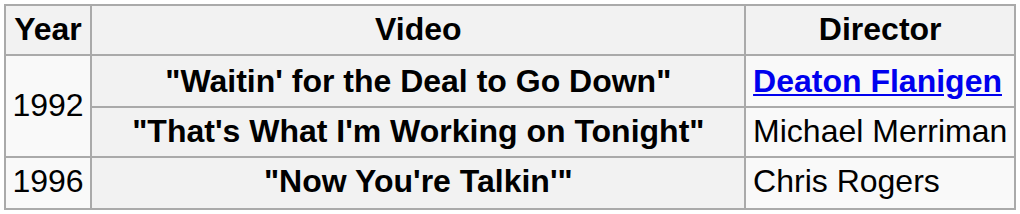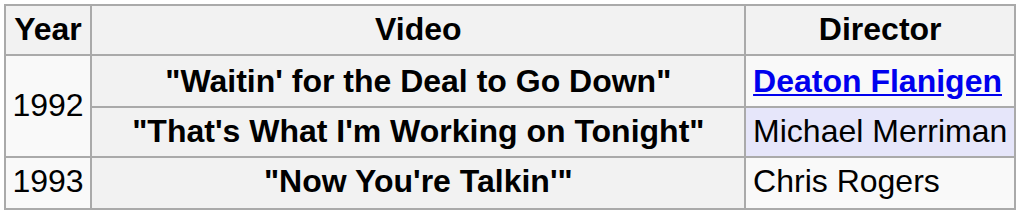(880, 131) no background -> (880, 131) lavender background
(48, 182) 1996 -> (48, 182) 1993
